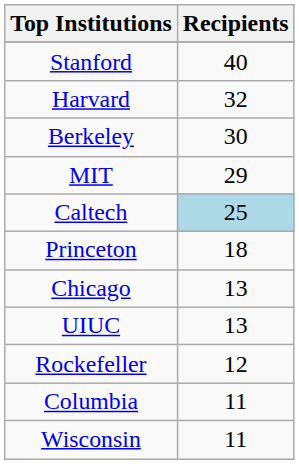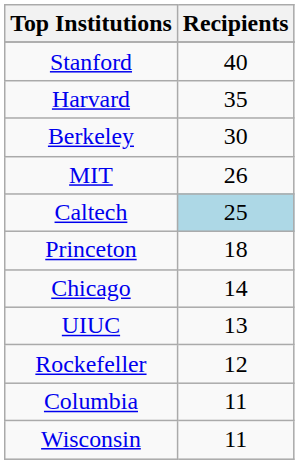(236, 99) 32 -> (236, 99) 35
(236, 174) 29 -> (236, 174) 26
(236, 288) 13 -> (236, 288) 14
